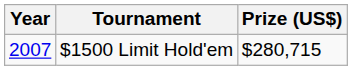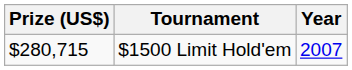columns swapped: (30, 19) <-> (292, 19)
